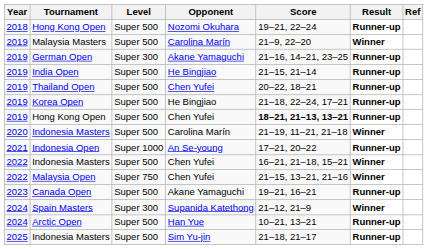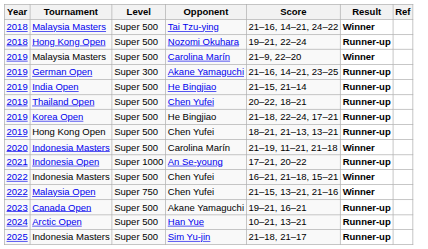+ row: (69, 27)
(303, 117) bold -> (293, 132) normal
- row: (62, 207)
